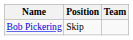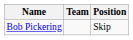columns swapped: (115, 12) <-> (83, 12)
